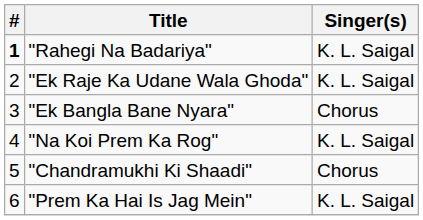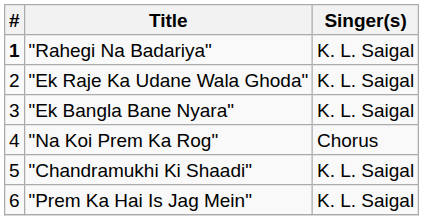(348, 110) Chorus -> (366, 110) K. L. Saigal
(366, 140) K. L. Saigal -> (348, 140) Chorus
(348, 170) Chorus -> (366, 170) K. L. Saigal
